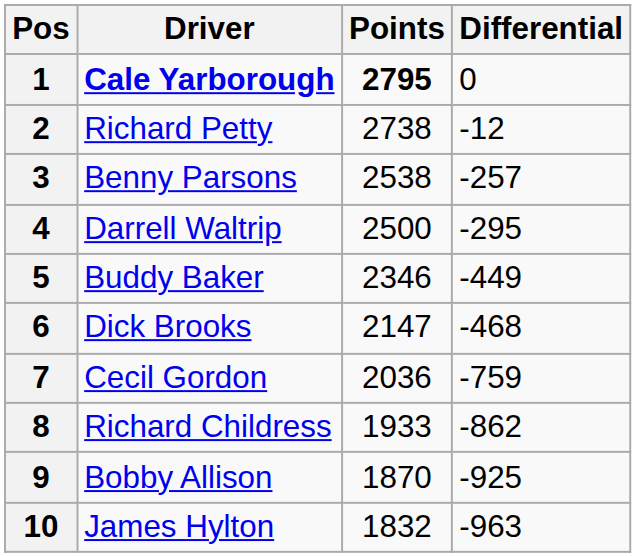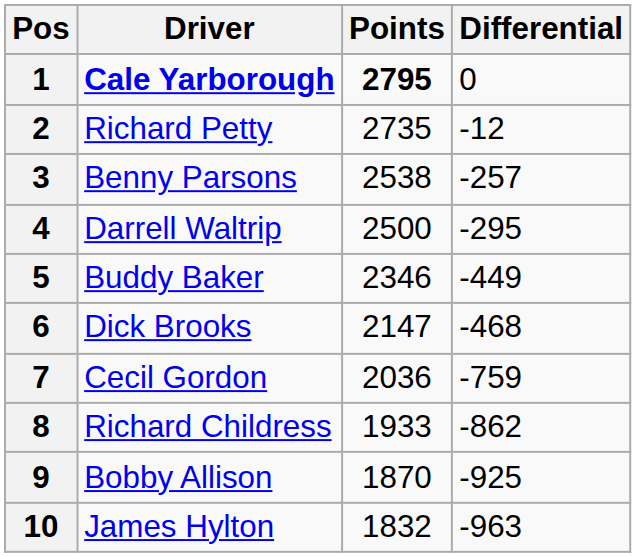(397, 128) 2738 -> (397, 128) 2735
